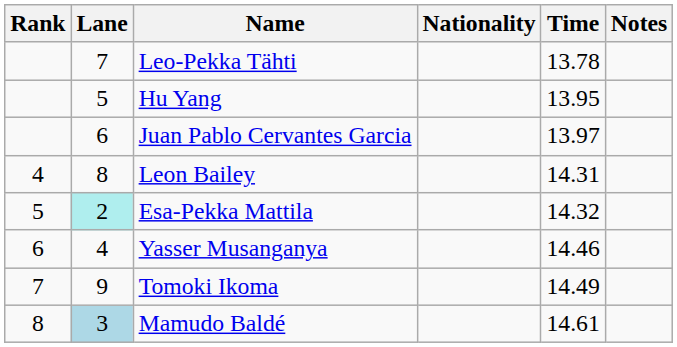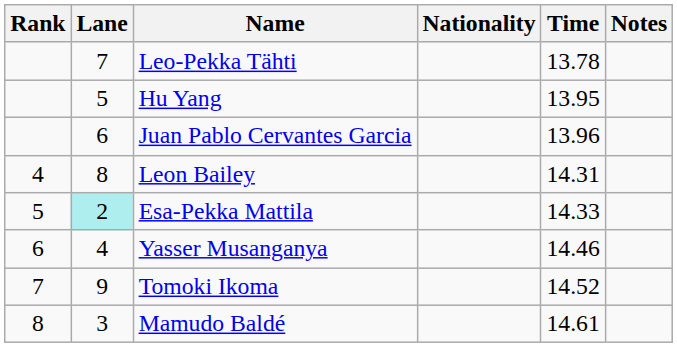(573, 135) 13.97 -> (573, 135) 13.96
(573, 211) 14.32 -> (573, 211) 14.33
(573, 286) 14.49 -> (573, 286) 14.52
(102, 323) lightblue background -> (102, 323) no background
